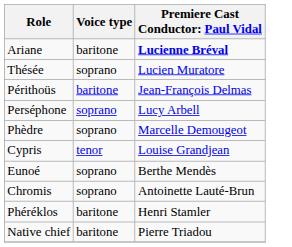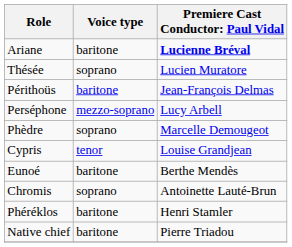(96, 110) soprano -> (115, 110) mezzo-soprano
(96, 171) soprano -> (97, 171) baritone
